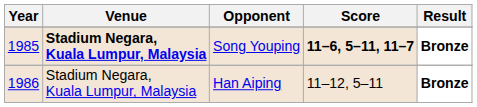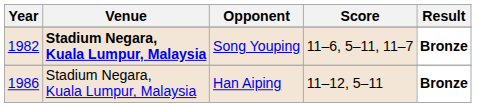(23, 46) 1985 -> (23, 46) 1982
(360, 46) bold -> (360, 46) normal
